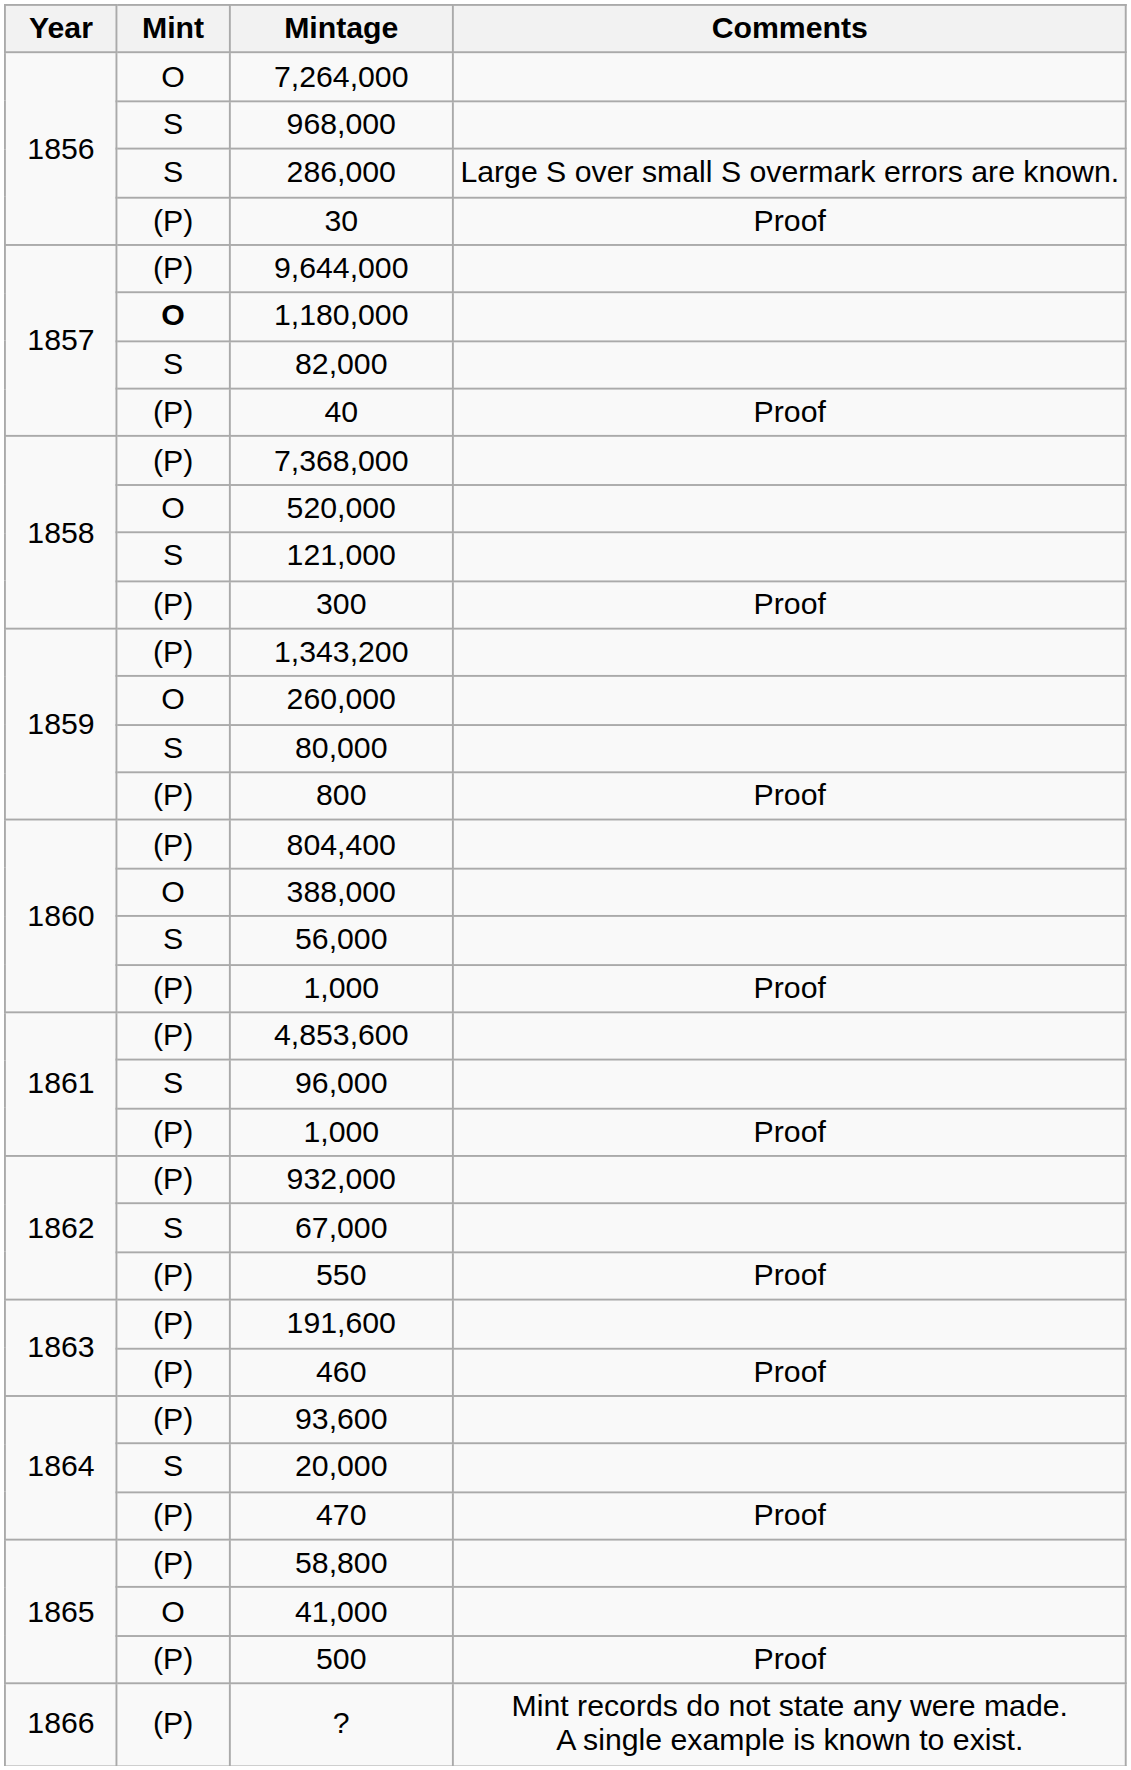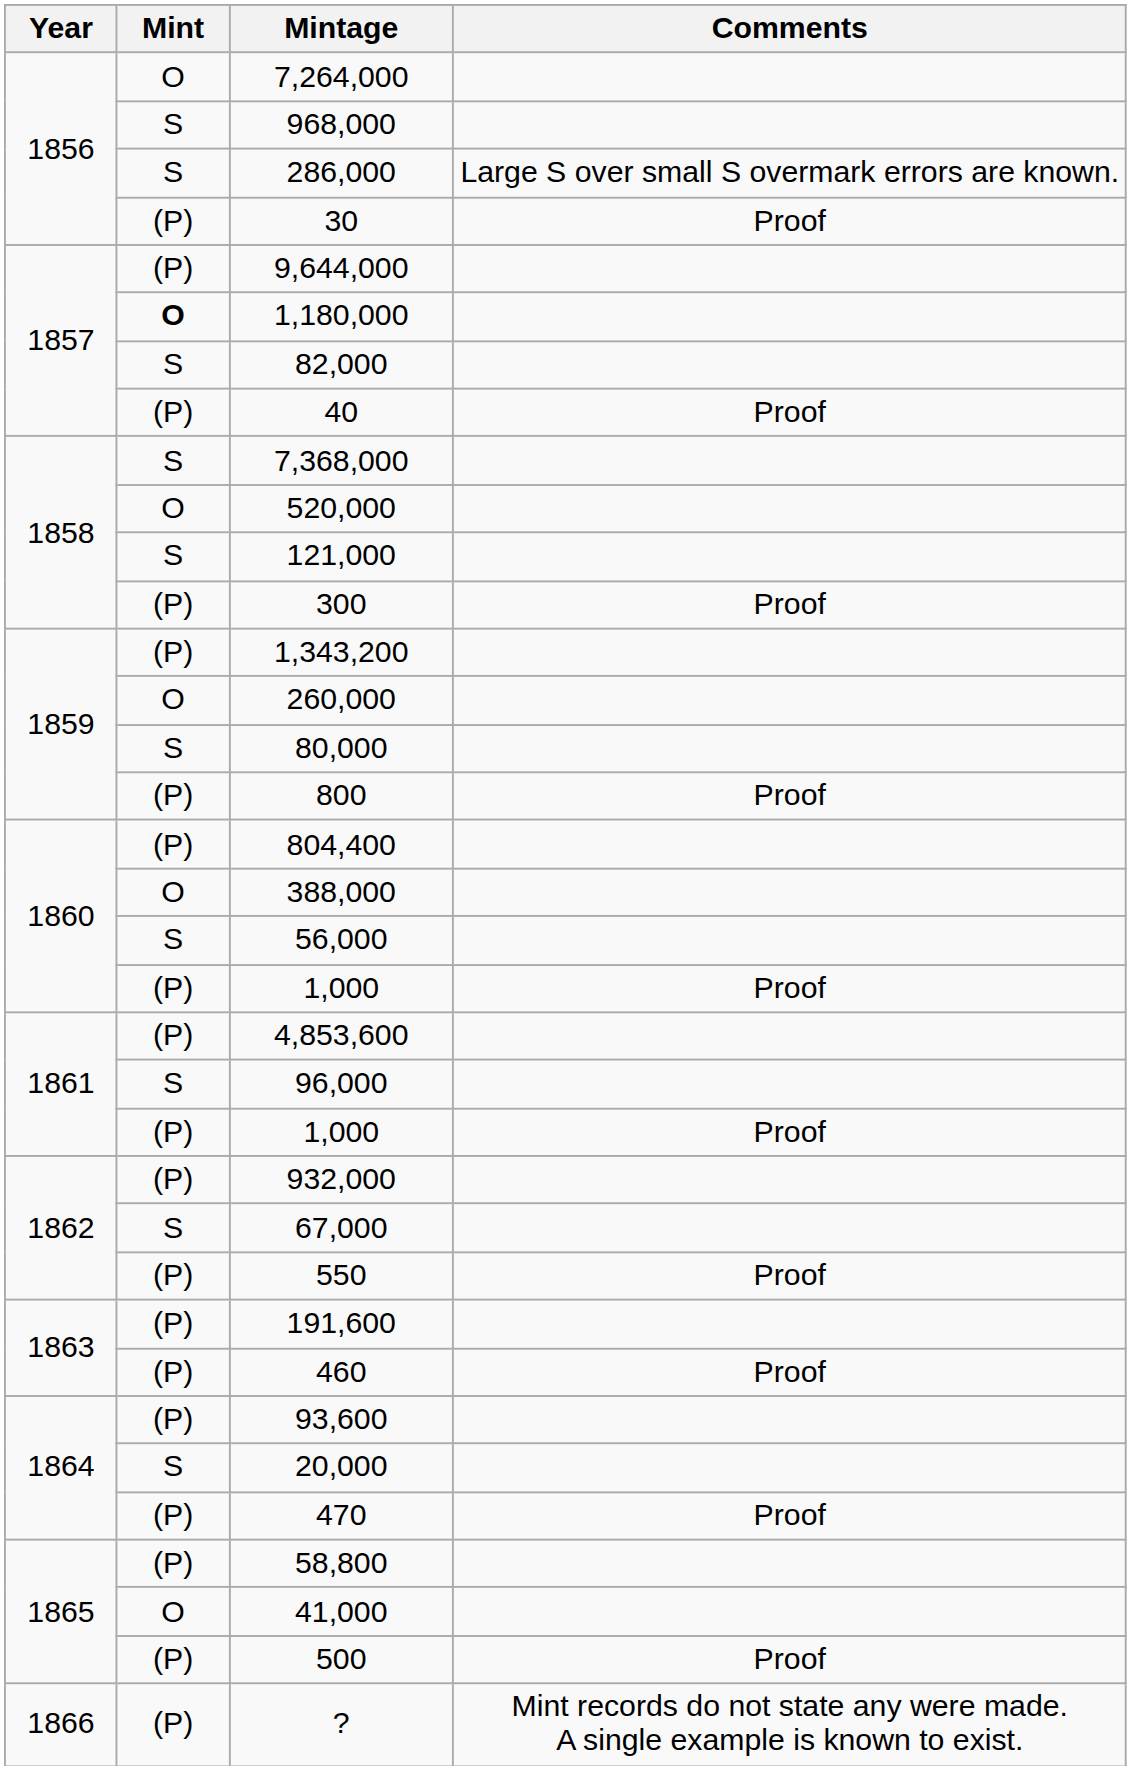(173, 460) (P) -> (173, 460) S
